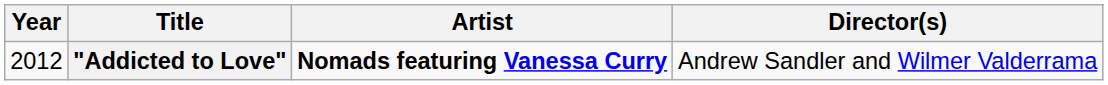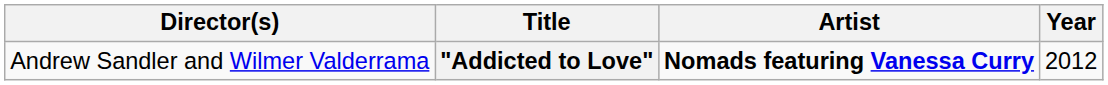columns swapped: (36, 23) <-> (888, 23)
